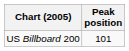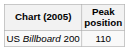(103, 38) 101 -> (103, 38) 110
